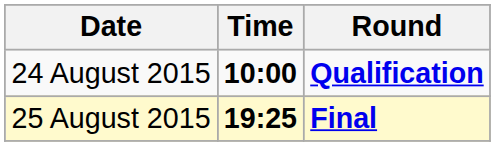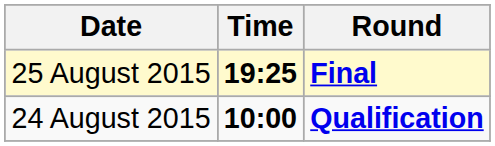rows swapped: (111, 72) <-> (111, 118)
